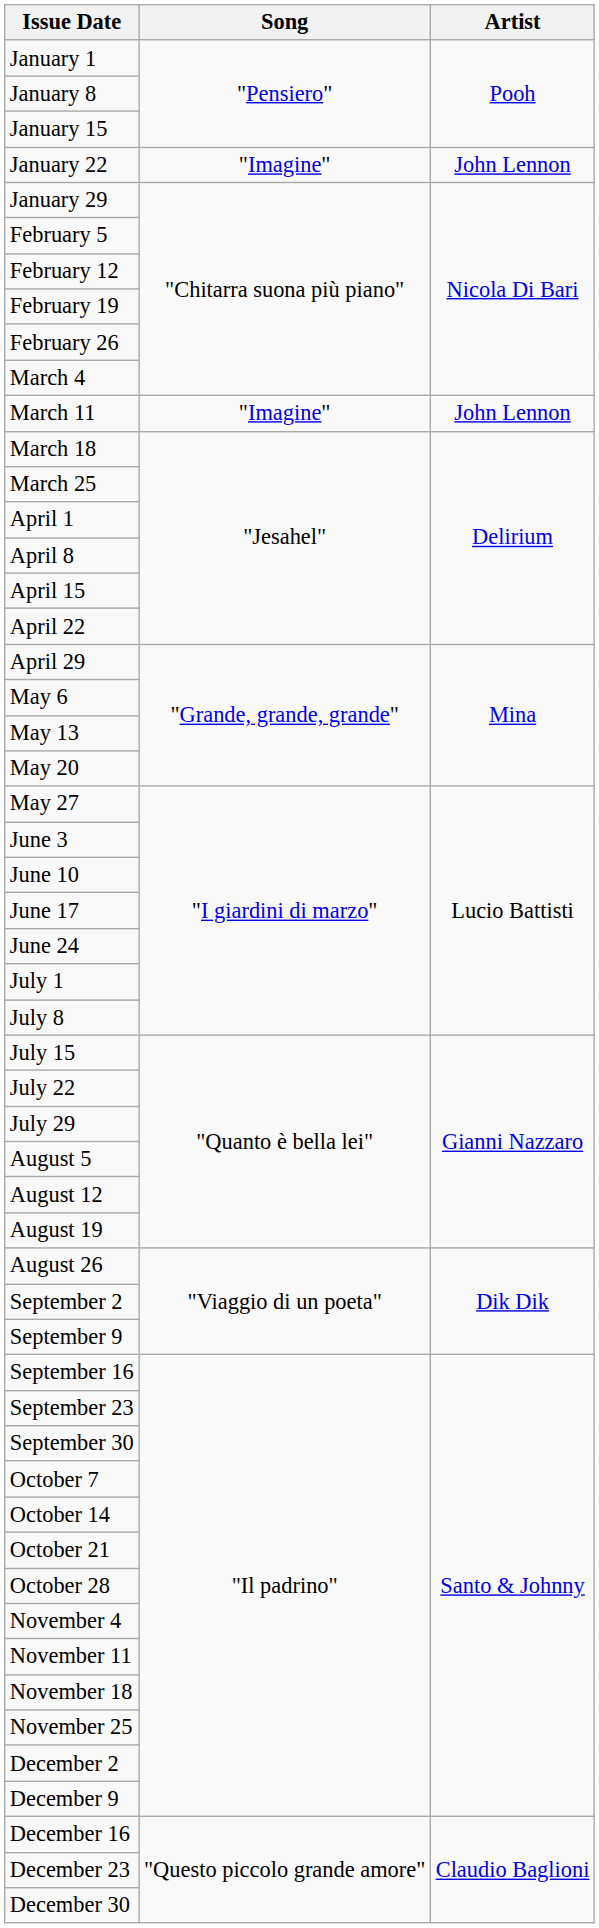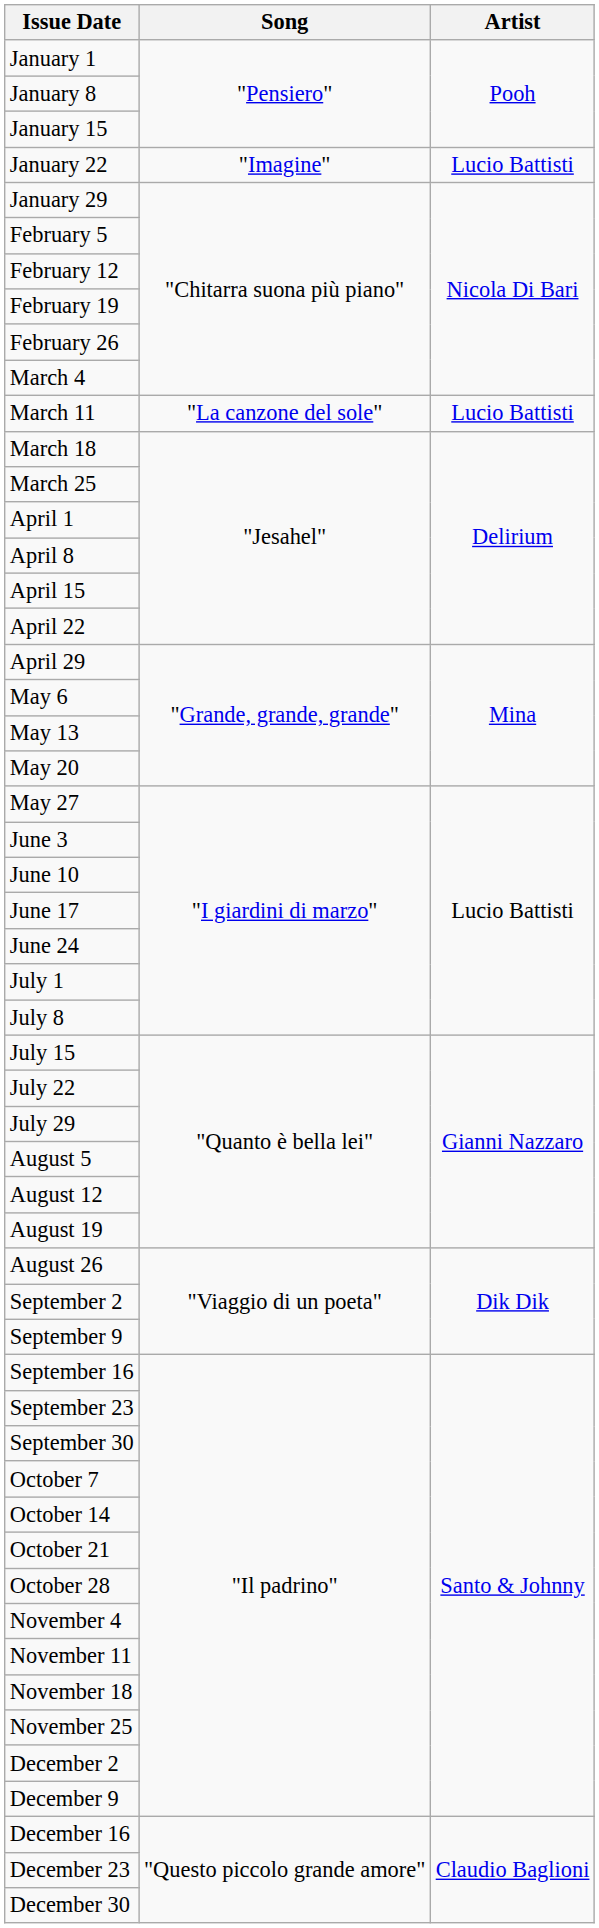(513, 164) John Lennon -> (513, 164) Lucio Battisti
(285, 413) "Imagine" -> (285, 413) "La canzone del sole"
(513, 413) John Lennon -> (513, 413) Lucio Battisti
